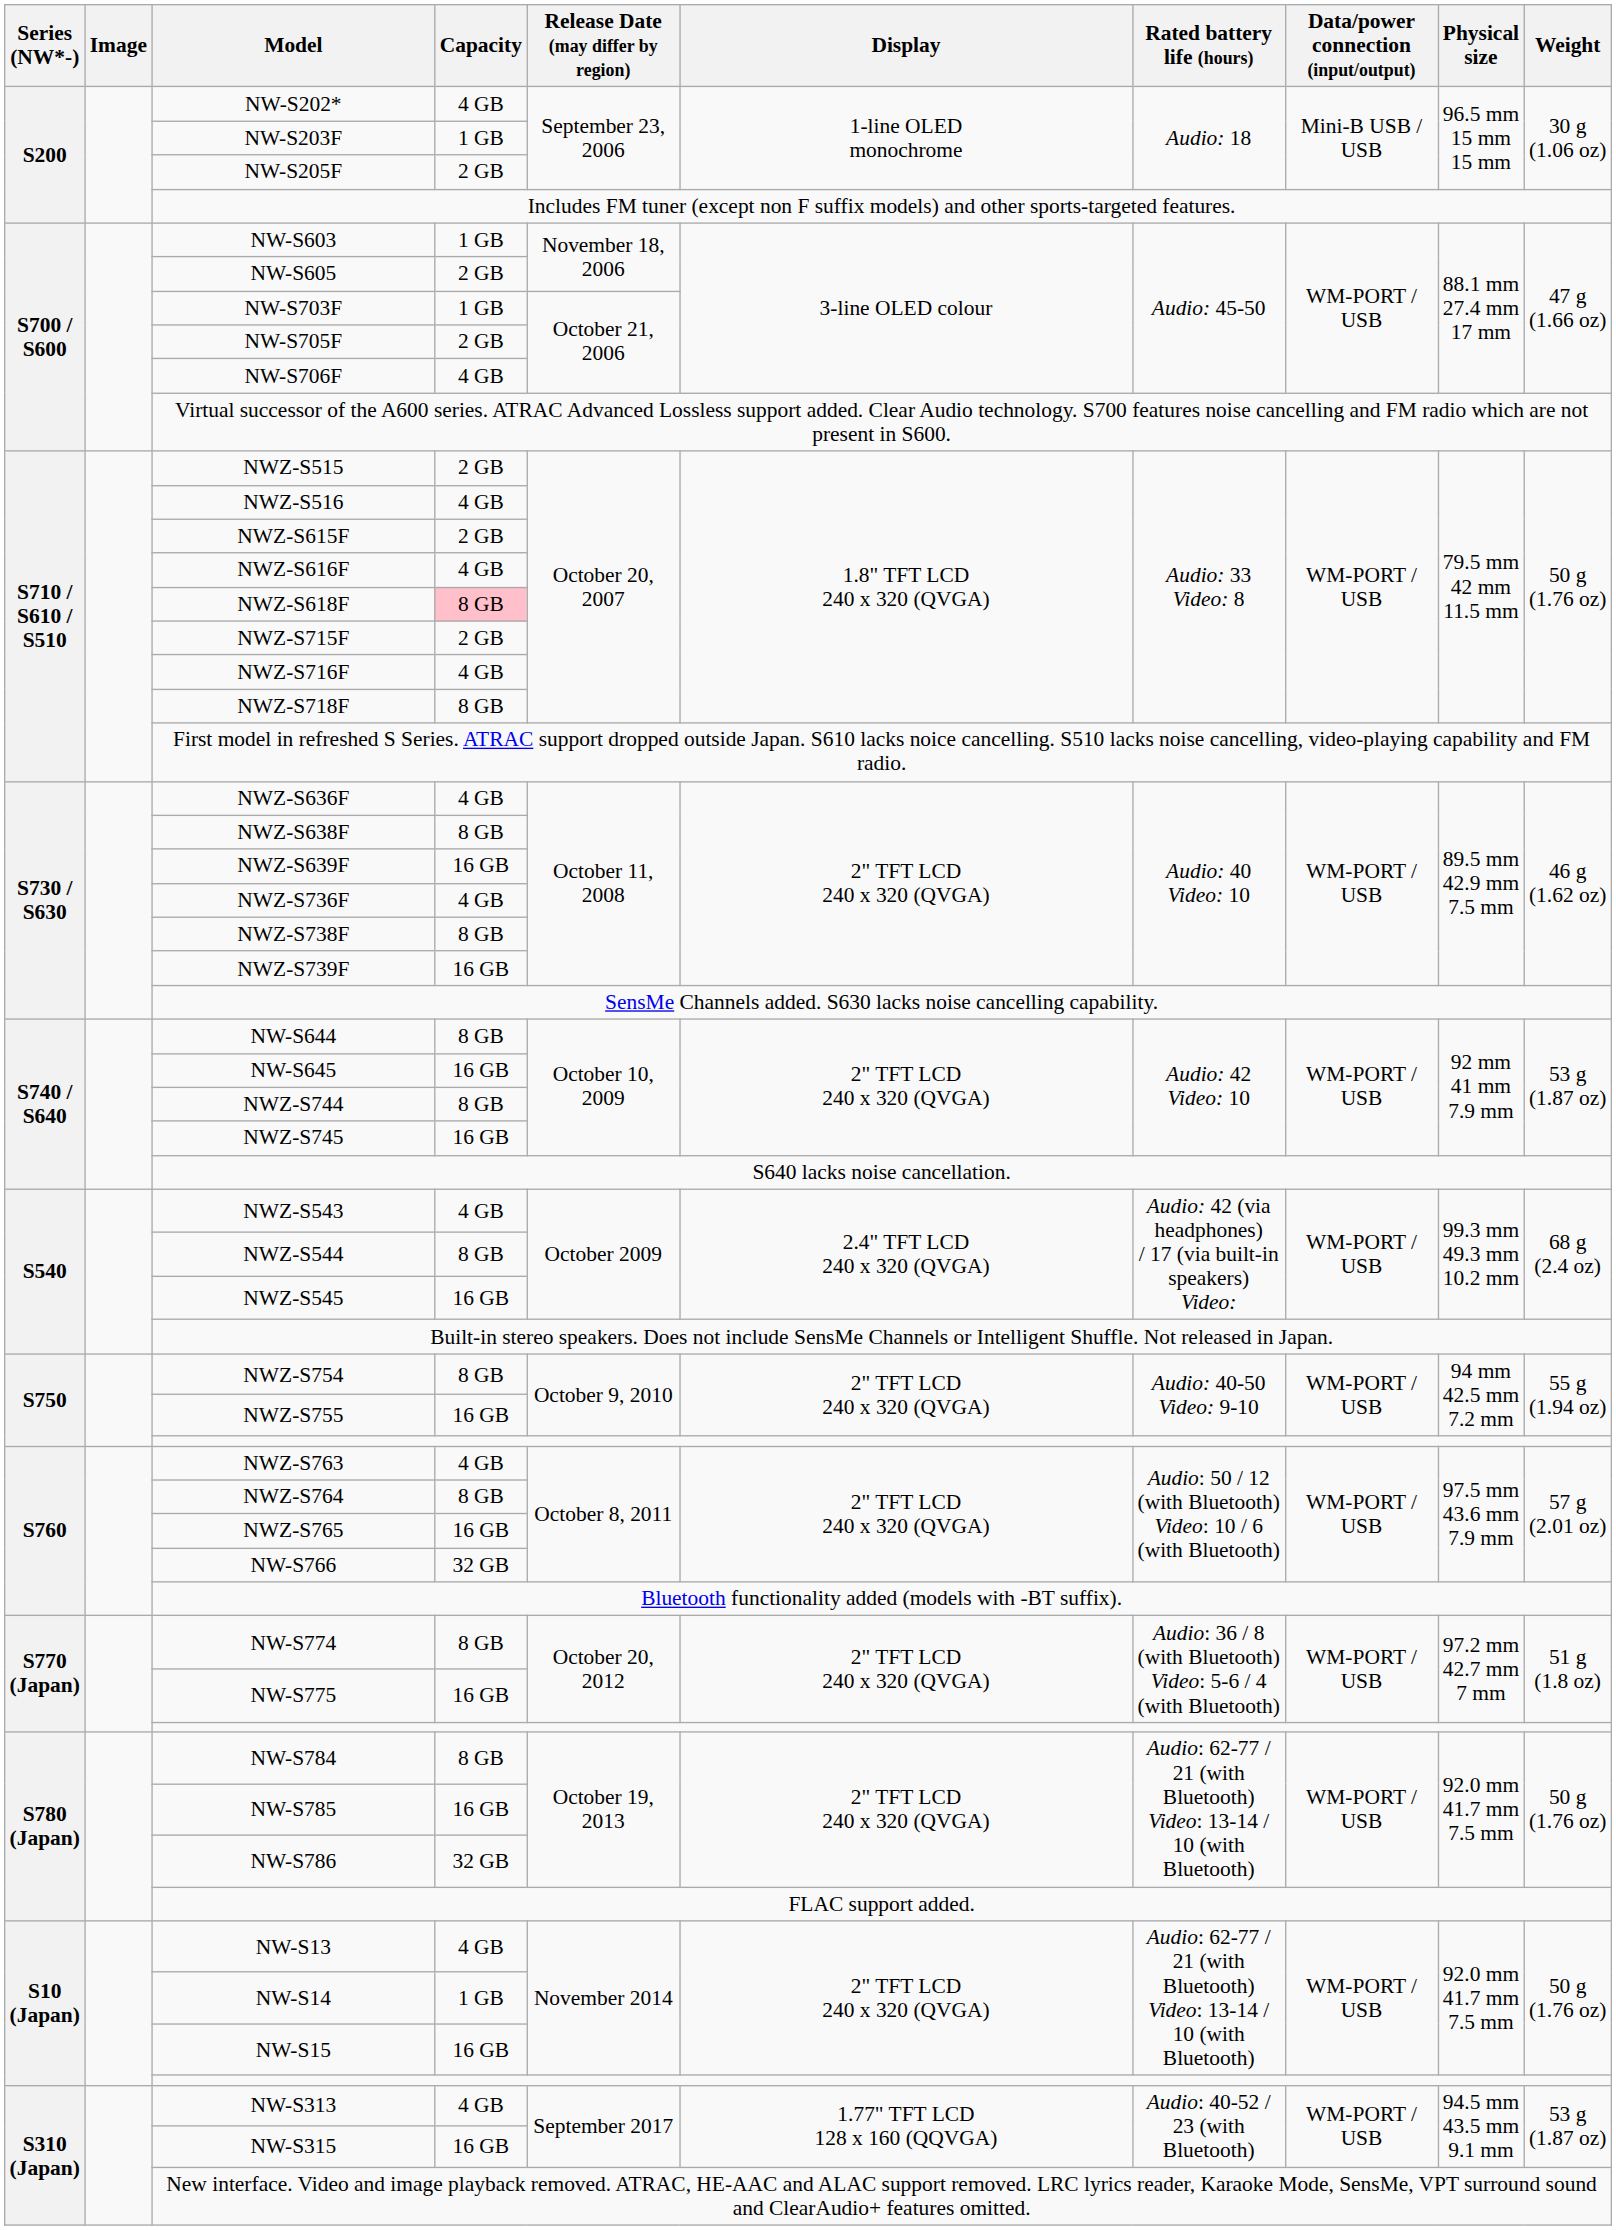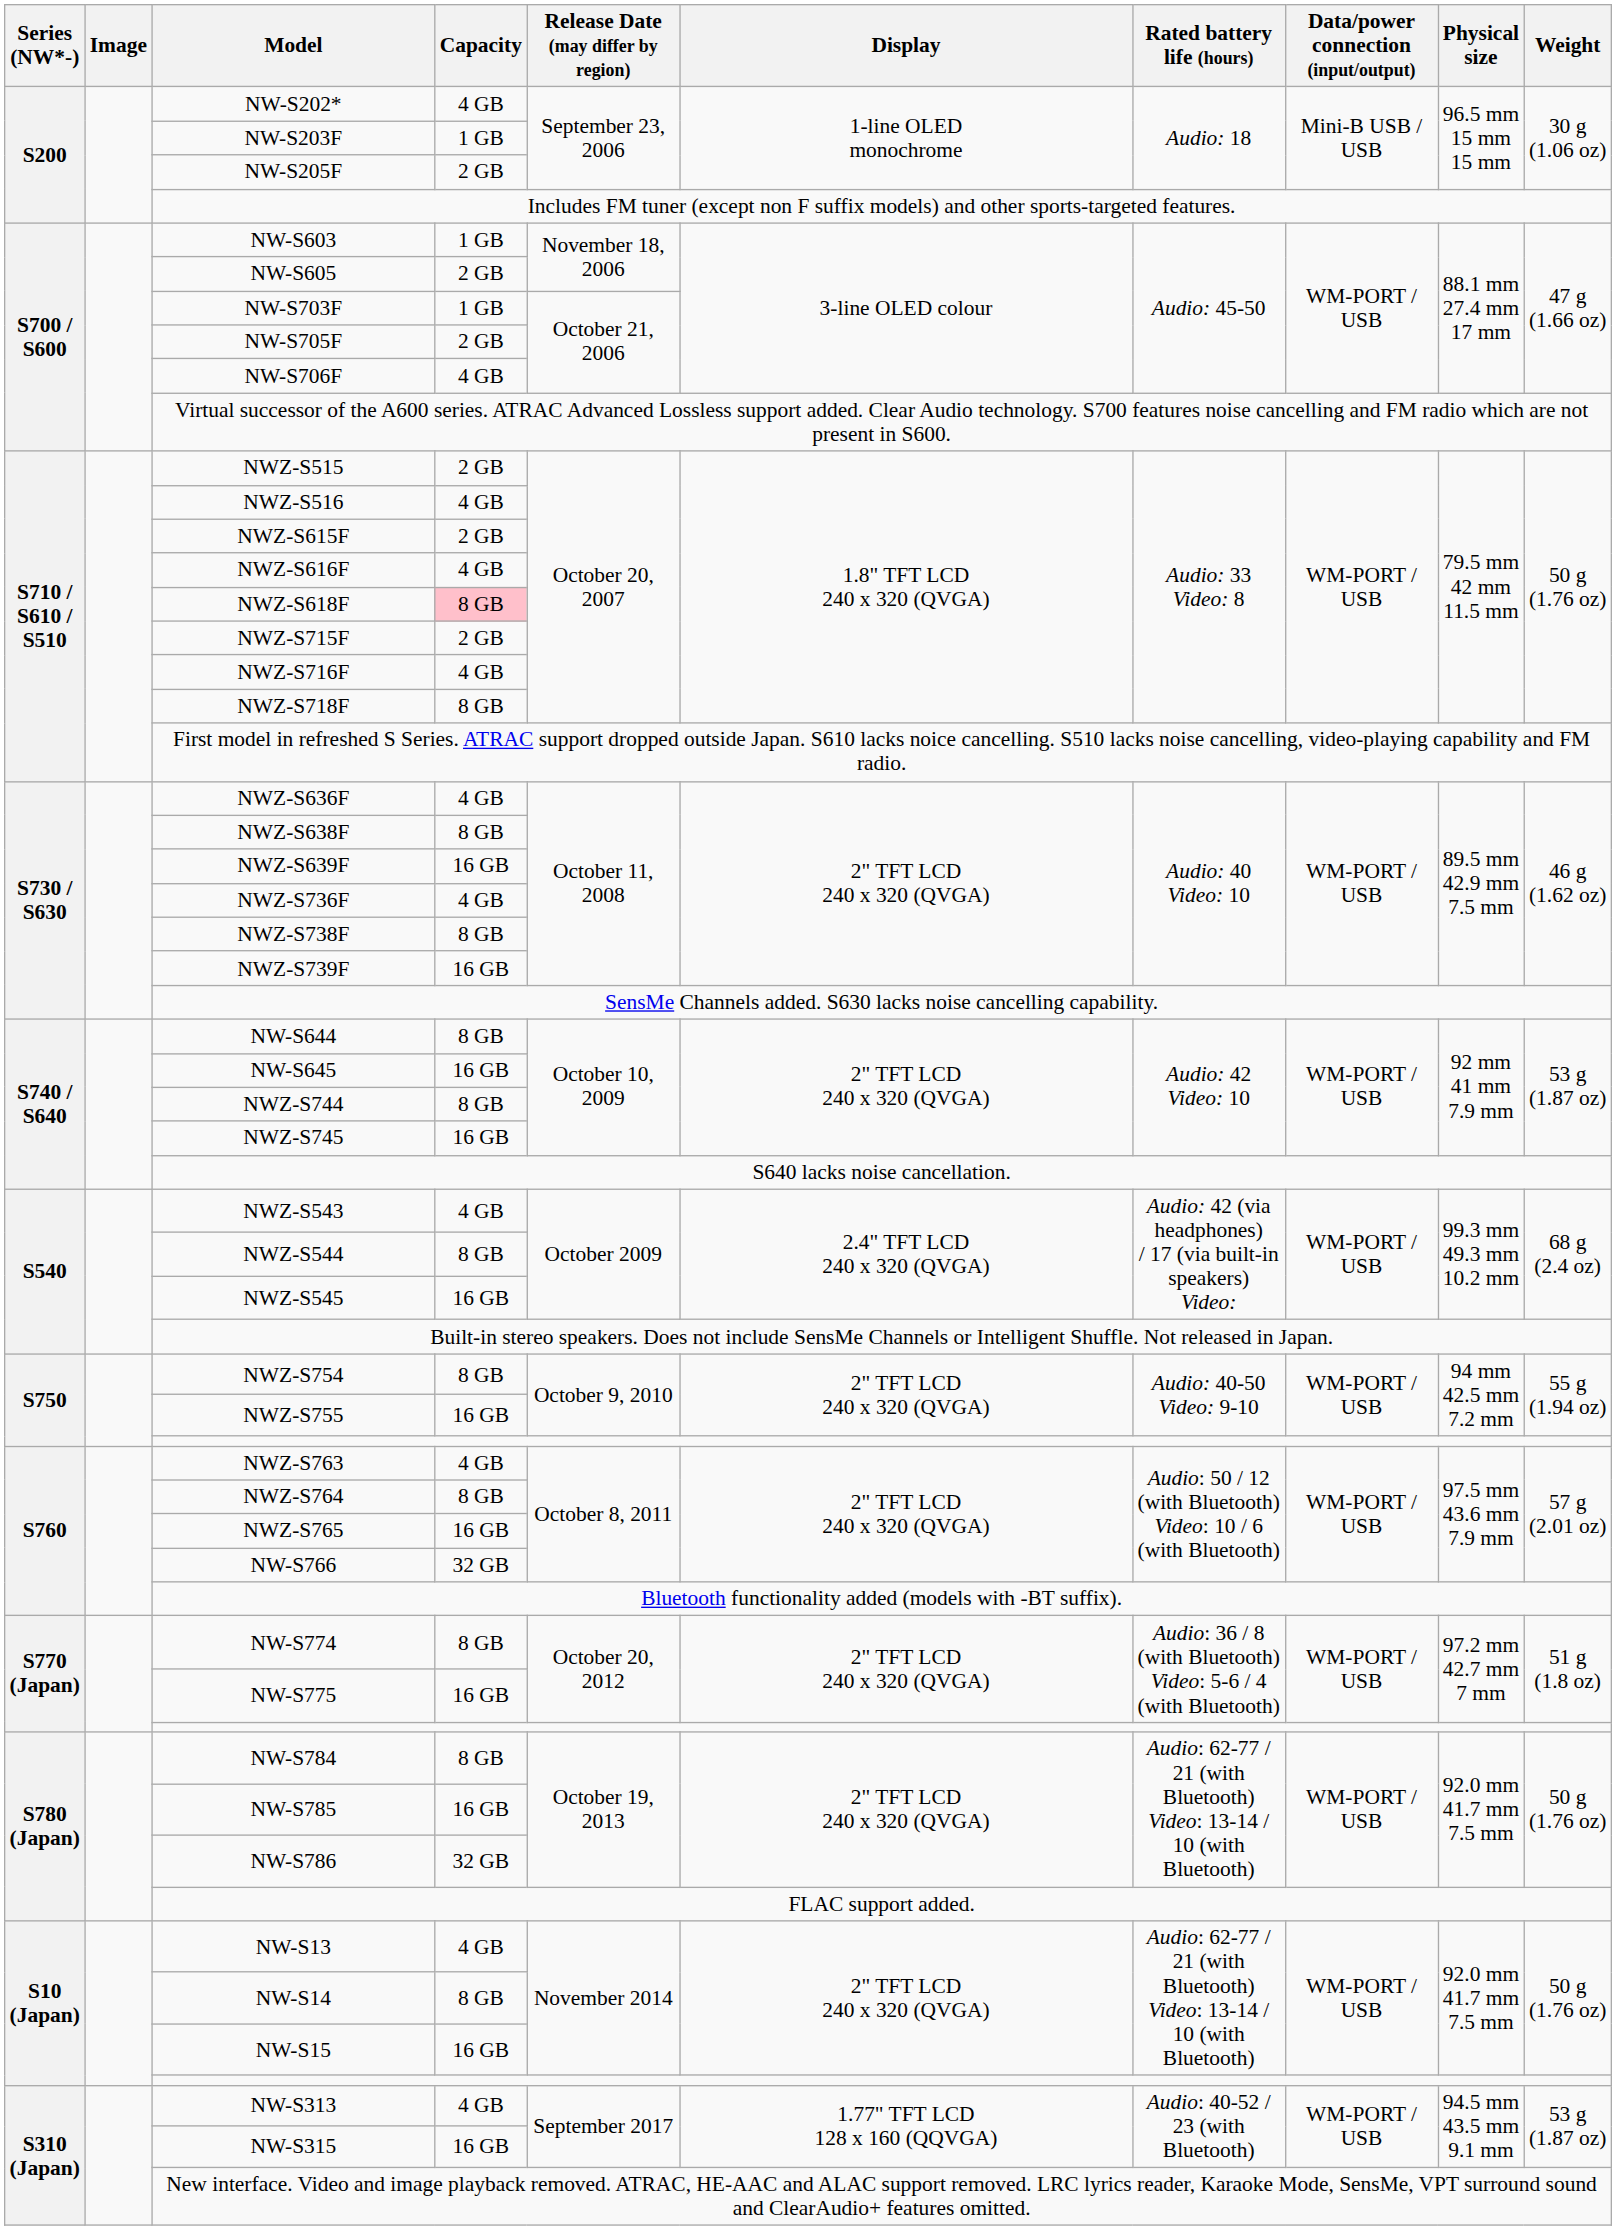(481, 1997) 1 GB -> (481, 1997) 8 GB
